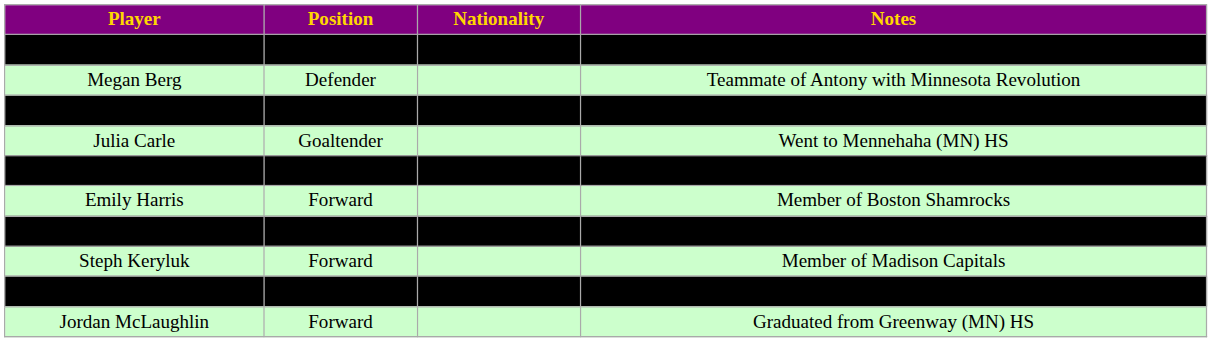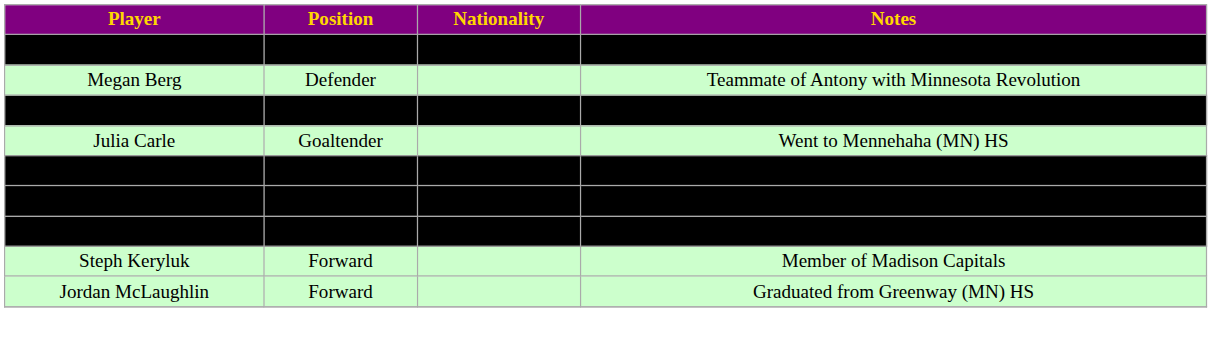- row: (134, 200)
(341, 230) Defender -> (341, 200) Forward
rows swapped: (134, 261) <-> (134, 291)
